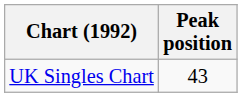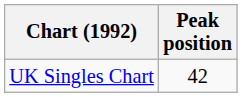(198, 75) 43 -> (198, 75) 42
